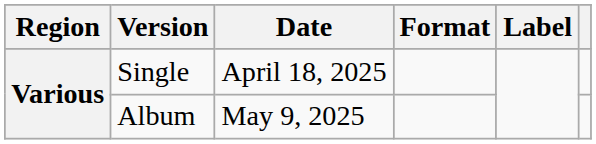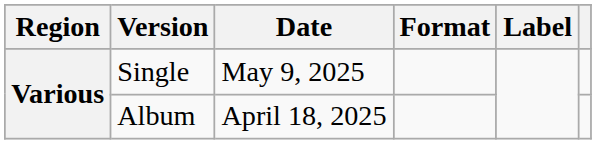(304, 71) April 18, 2025 -> (293, 71) May 9, 2025
(293, 116) May 9, 2025 -> (304, 116) April 18, 2025
